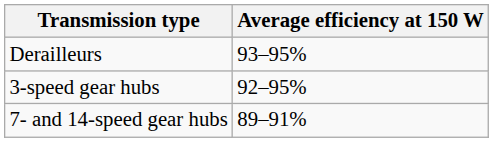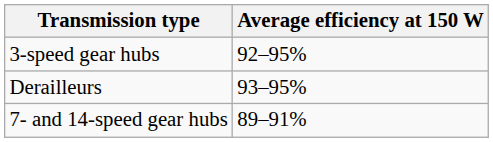rows swapped: (56, 53) <-> (85, 86)
